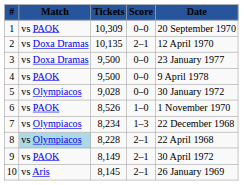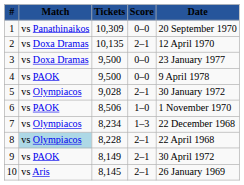(40, 28) vs PAOK -> (55, 28) vs Panathinaikos
(141, 92) 0–0 -> (142, 92) 2–1
(109, 108) 8,526 -> (110, 108) 8,506
